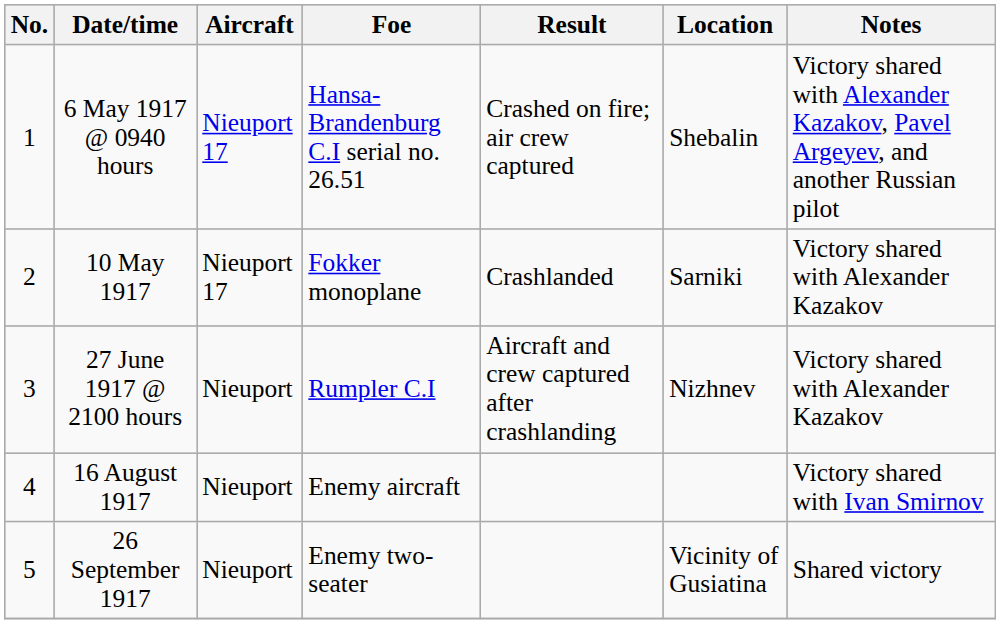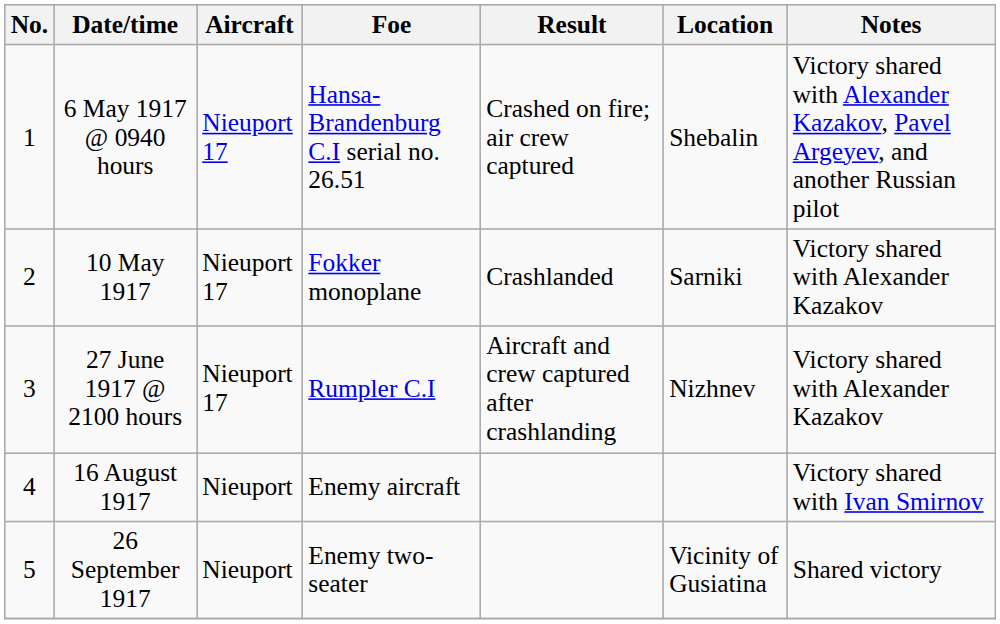(247, 388) Nieuport -> (247, 388) Nieuport 17
